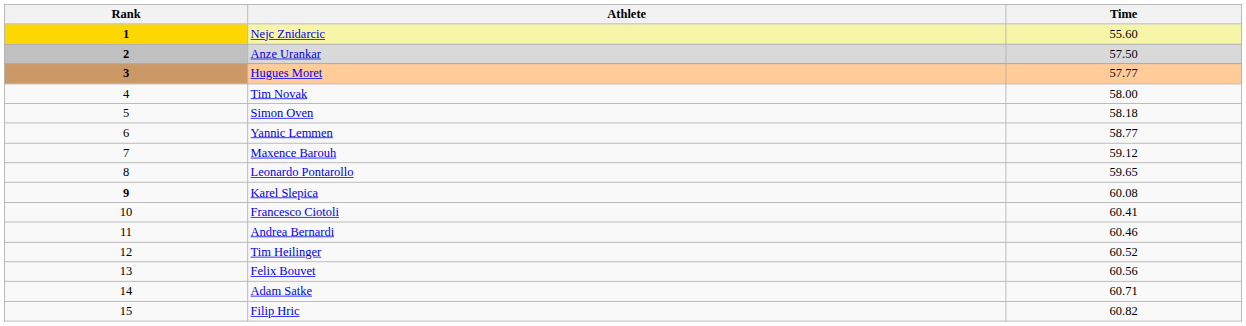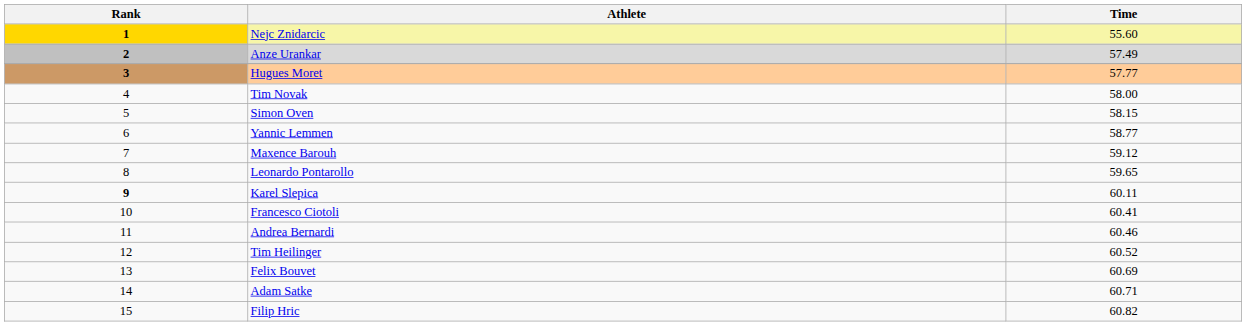(1124, 53) 57.50 -> (1124, 53) 57.49
(1124, 113) 58.18 -> (1124, 113) 58.15
(1124, 192) 60.08 -> (1124, 192) 60.11
(1124, 271) 60.56 -> (1124, 271) 60.69
